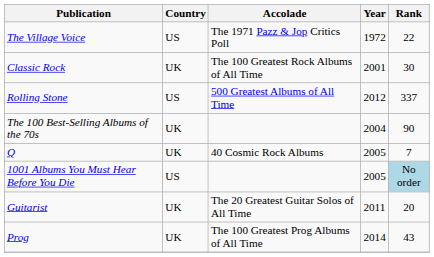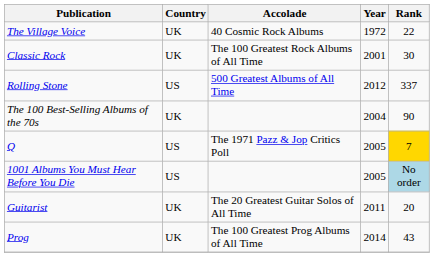(173, 37) US -> (173, 31) UK
(276, 37) The 1971 Pazz & Jop Critics Poll -> (267, 31) 40 Cosmic Rock Albums
(173, 152) UK -> (173, 146) US
(267, 152) 40 Cosmic Rock Albums -> (276, 146) The 1971 Pazz & Jop Critics Poll
(409, 152) no background -> (409, 146) gold background
